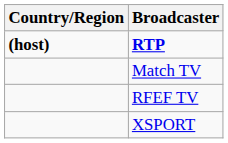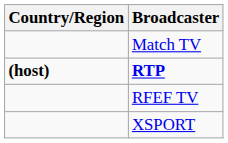rows swapped: (148, 44) <-> (166, 71)
